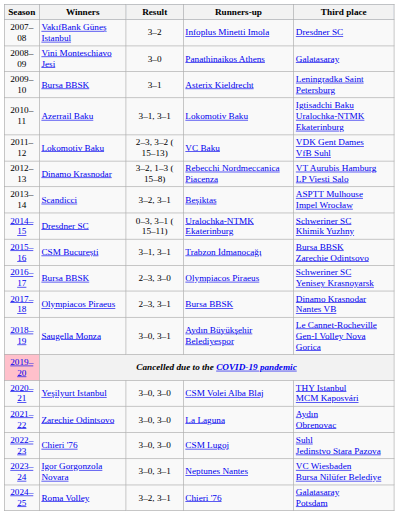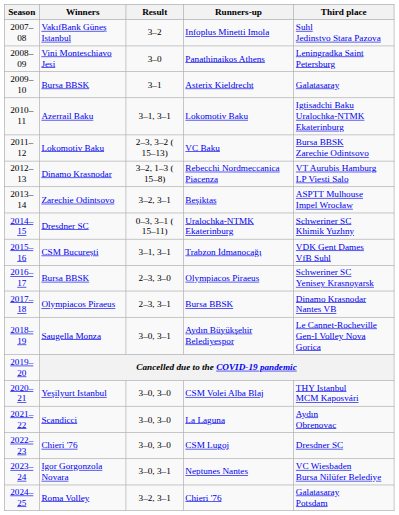(320, 33) Dresdner SC -> (338, 33) Suhl Jedinstvo Stara Pazova
(318, 59) Galatasaray -> (330, 59) Leningradka Saint Petersburg
(330, 85) Leningradka Saint Petersburg -> (318, 85) Galatasaray
(330, 148) VDK Gent Dames VfB Suhl -> (332, 148) Bursa BBSK Zarechie Odintsovo
(59, 200) Scandicci -> (78, 200) Zarechie Odintsovo
(332, 252) Bursa BBSK Zarechie Odintsovo -> (330, 252) VDK Gent Dames VfB Suhl
(22, 367) pink background -> (22, 367) no background
(78, 420) Zarechie Odintsovo -> (59, 420) Scandicci
(338, 446) Suhl Jedinstvo Stara Pazova -> (320, 446) Dresdner SC
